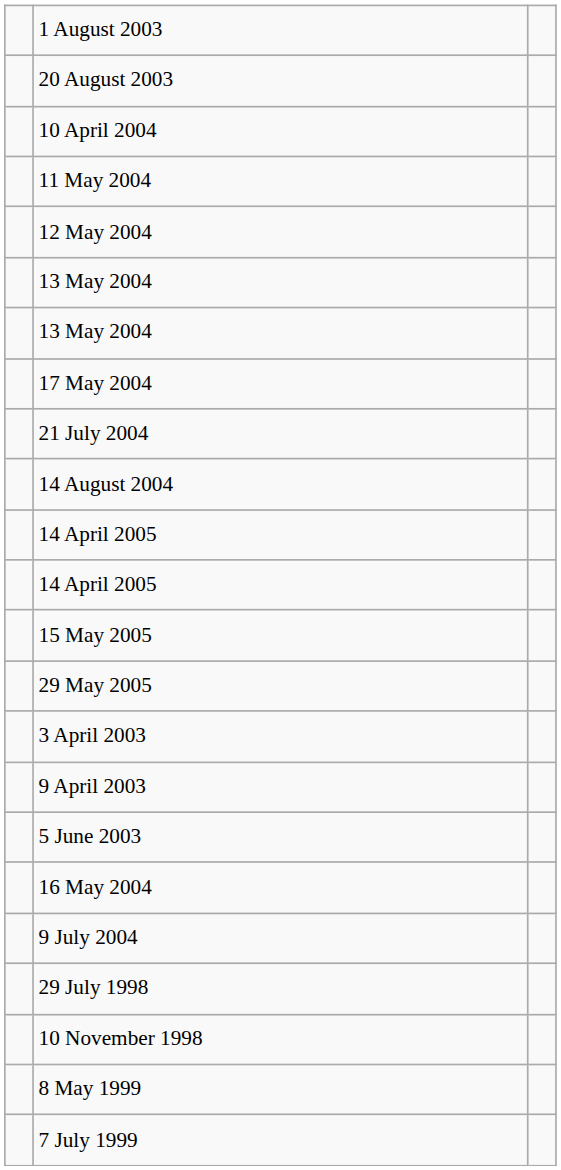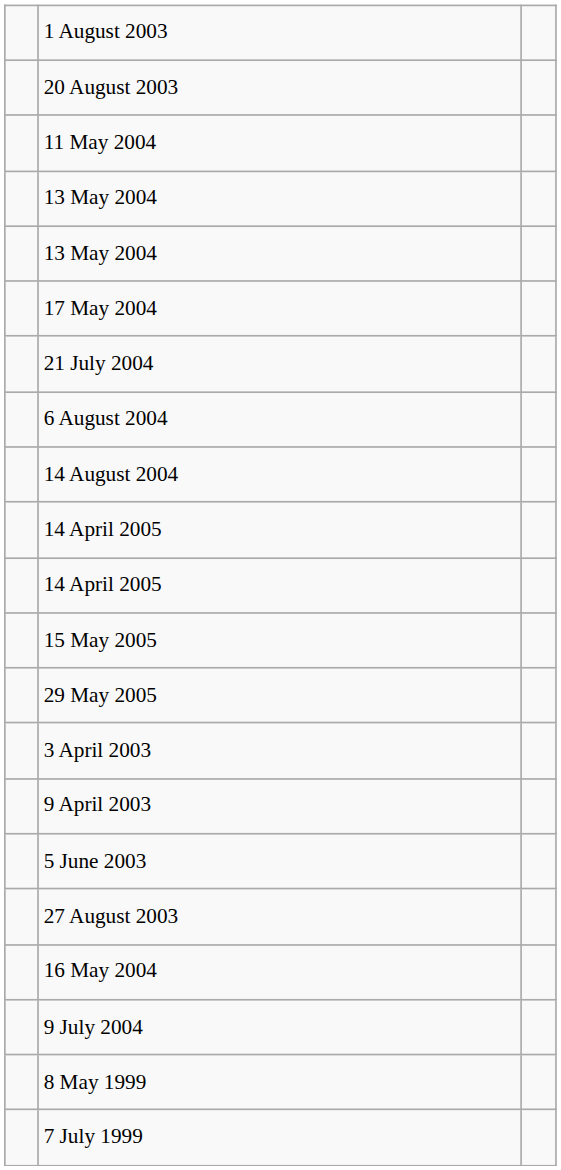- row: (19, 131)
- row: (19, 232)
+ row: (22, 419)
+ row: (22, 917)
- row: (19, 989)
- row: (19, 1039)
